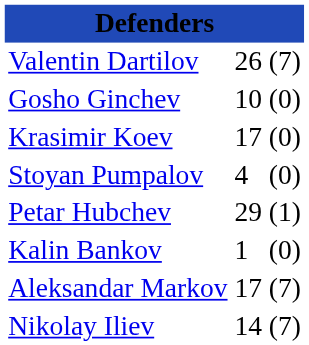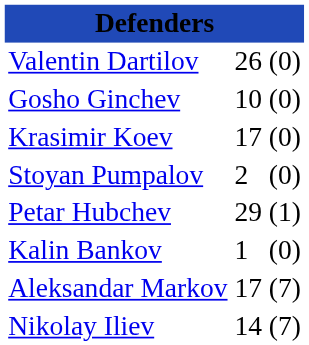(285, 61) (7) -> (285, 61) (0)
(241, 174) 4 -> (241, 174) 2
